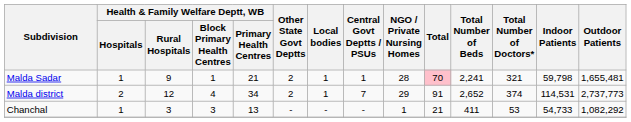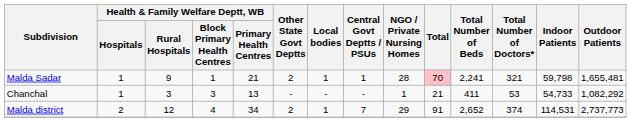rows swapped: (27, 109) <-> (35, 93)
